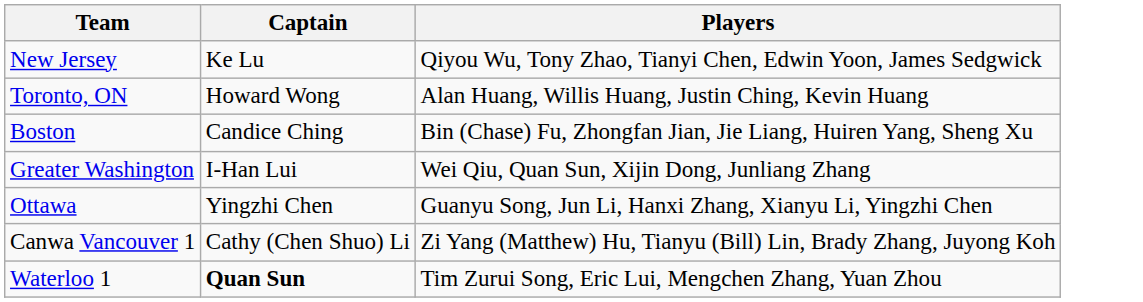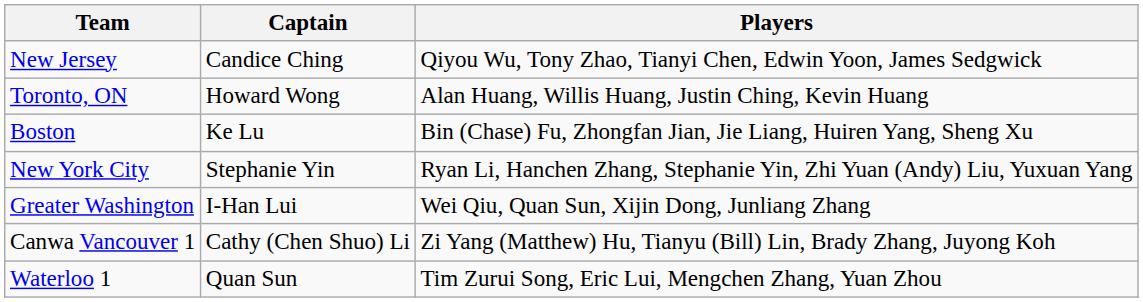(235, 59) Ke Lu -> (275, 59) Candice Ching
(275, 132) Candice Ching -> (235, 132) Ke Lu
+ row: (79, 168)
- row: (43, 205)
(255, 278) bold -> (252, 278) normal
